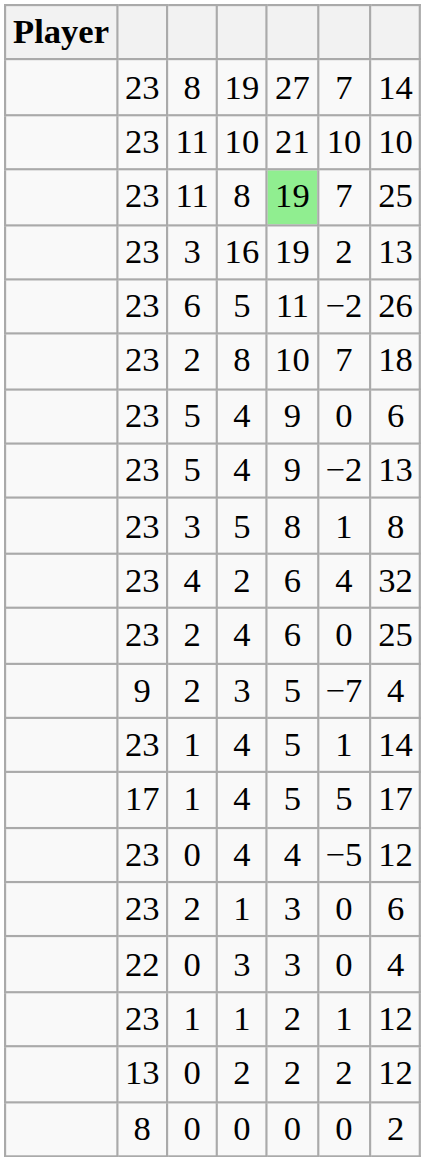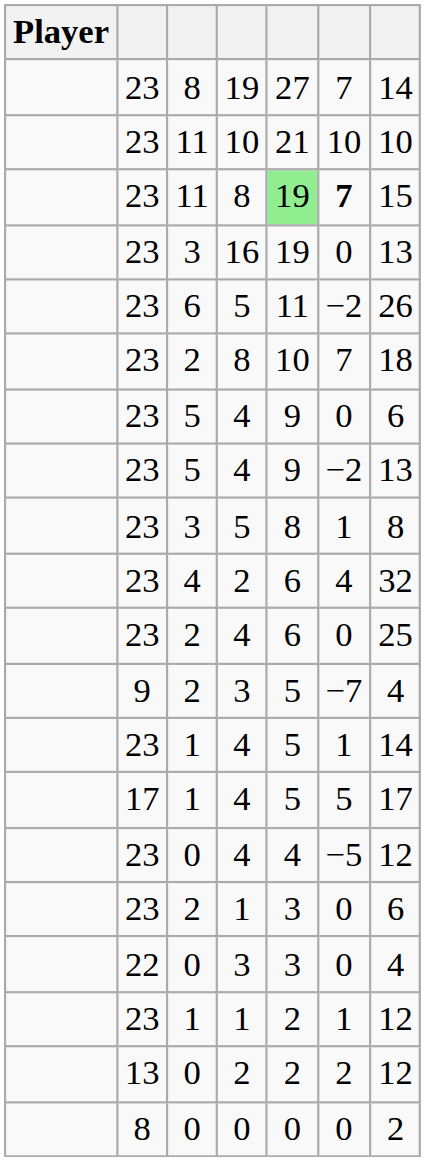(344, 196) normal -> (344, 196) bold
(396, 196) 25 -> (396, 196) 15
(344, 251) 2 -> (344, 251) 0
